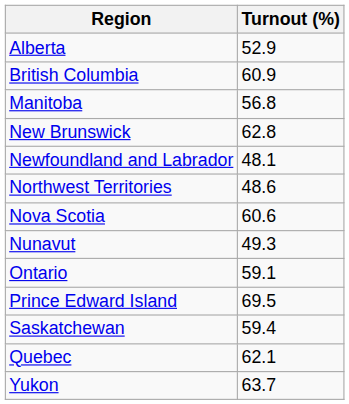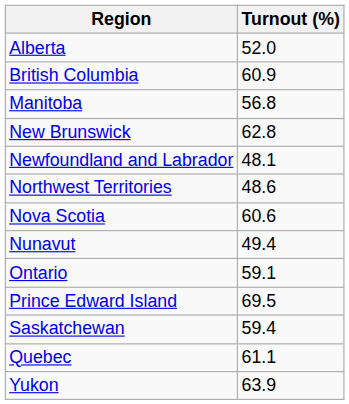(259, 47) 52.9 -> (259, 47) 52.0
(259, 244) 49.3 -> (259, 244) 49.4
(259, 357) 62.1 -> (259, 357) 61.1
(259, 385) 63.7 -> (259, 385) 63.9
